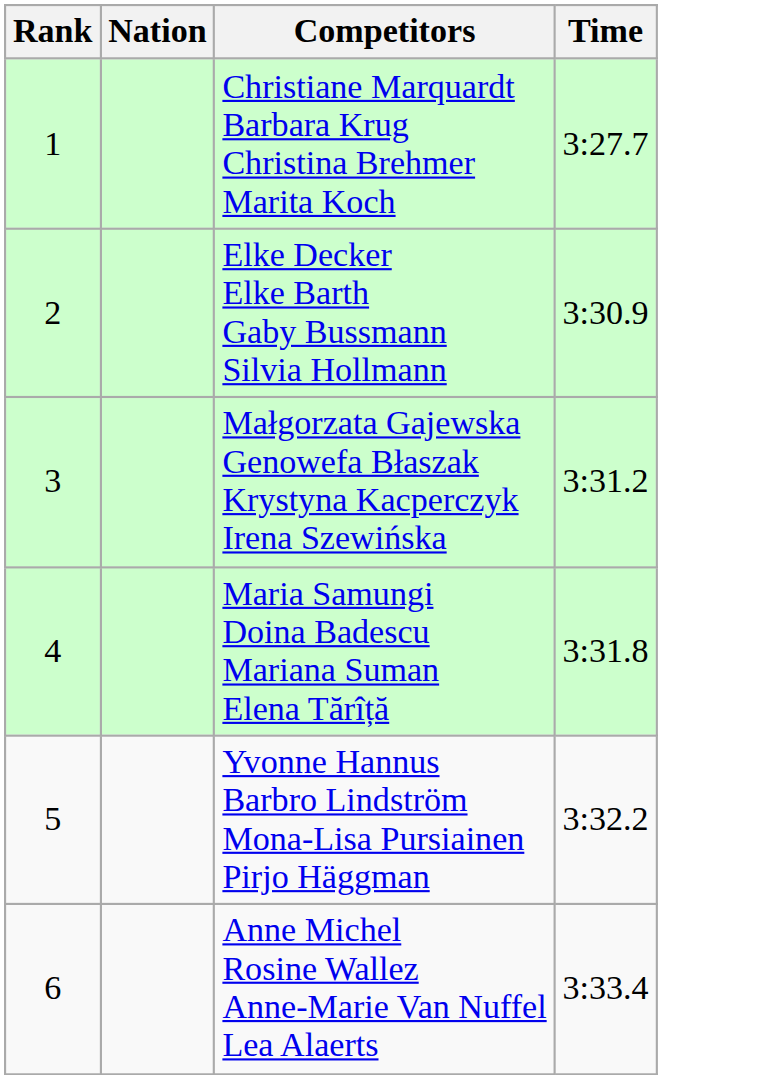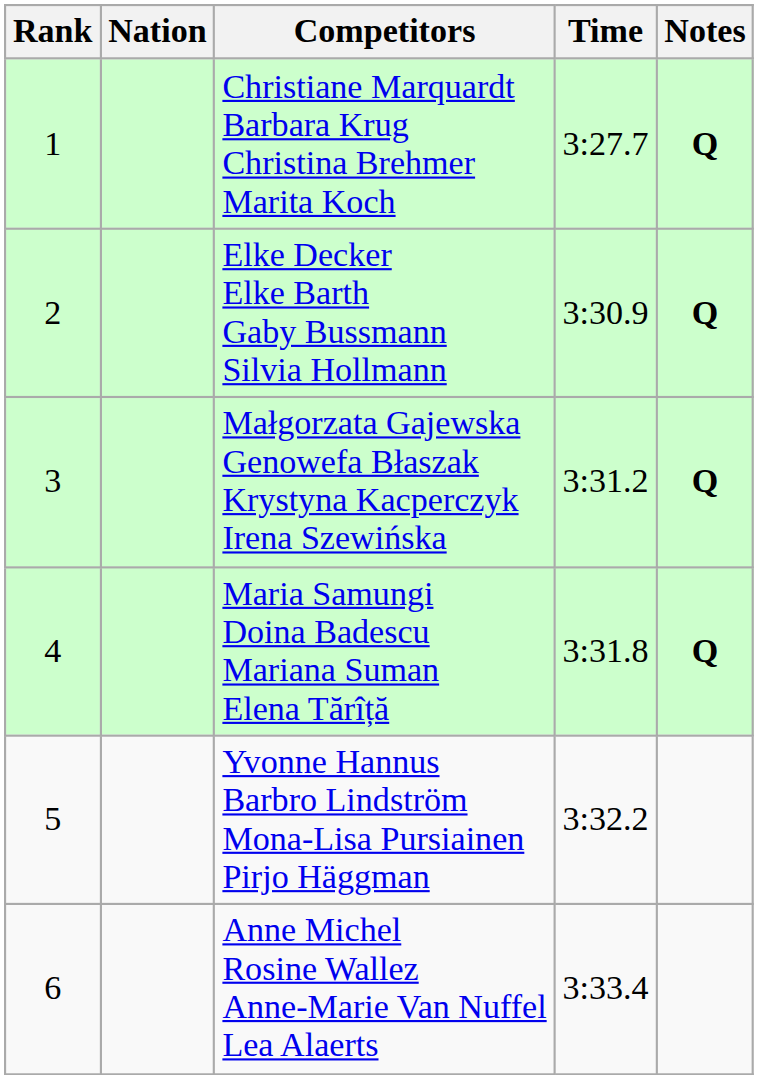+ column: (705, 31)
